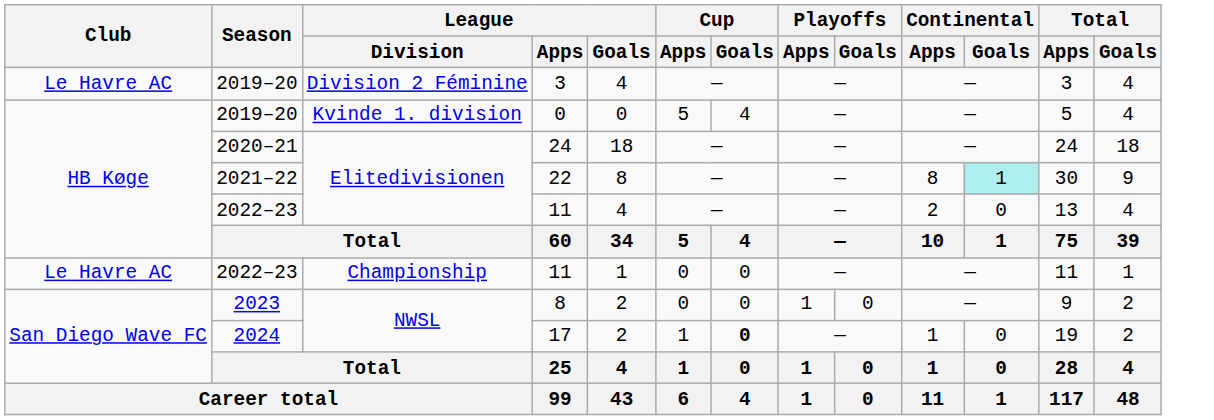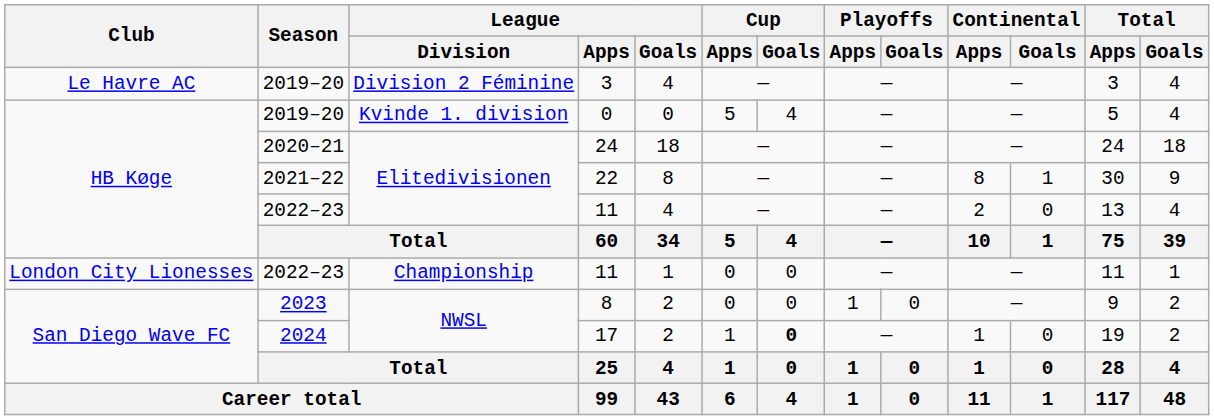(1001, 178) paleturquoise background -> (1048, 178) no background
(108, 273) Le Havre AC -> (131, 273) London City Lionesses
